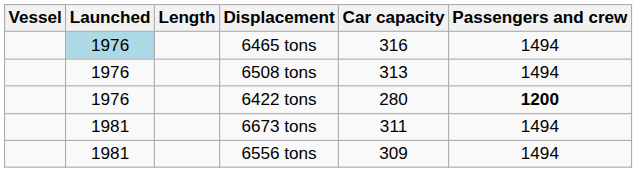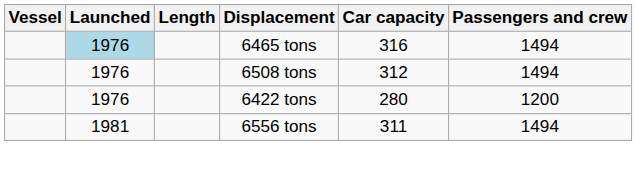(394, 72) 313 -> (394, 72) 312
(540, 99) bold -> (540, 99) normal
- row: (279, 126)
(394, 153) 309 -> (394, 126) 311
